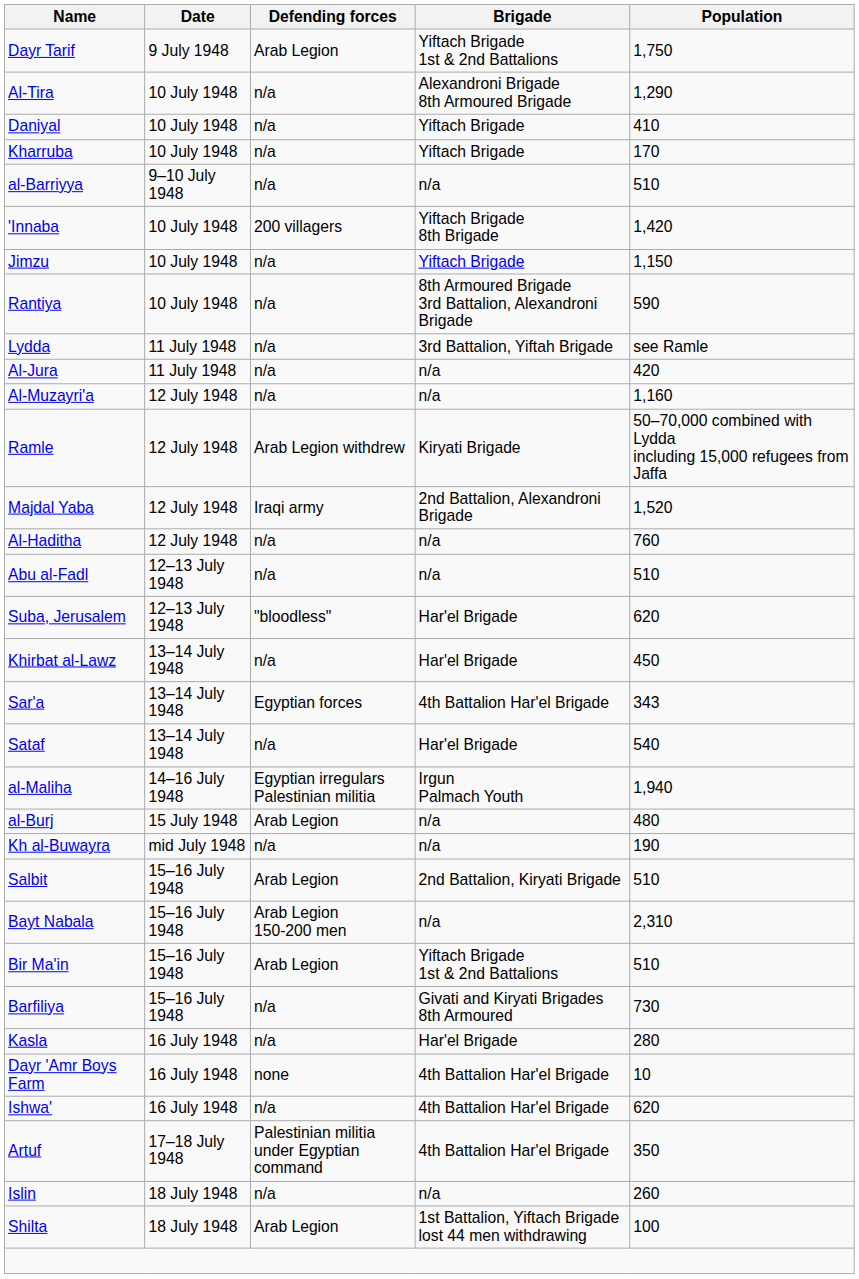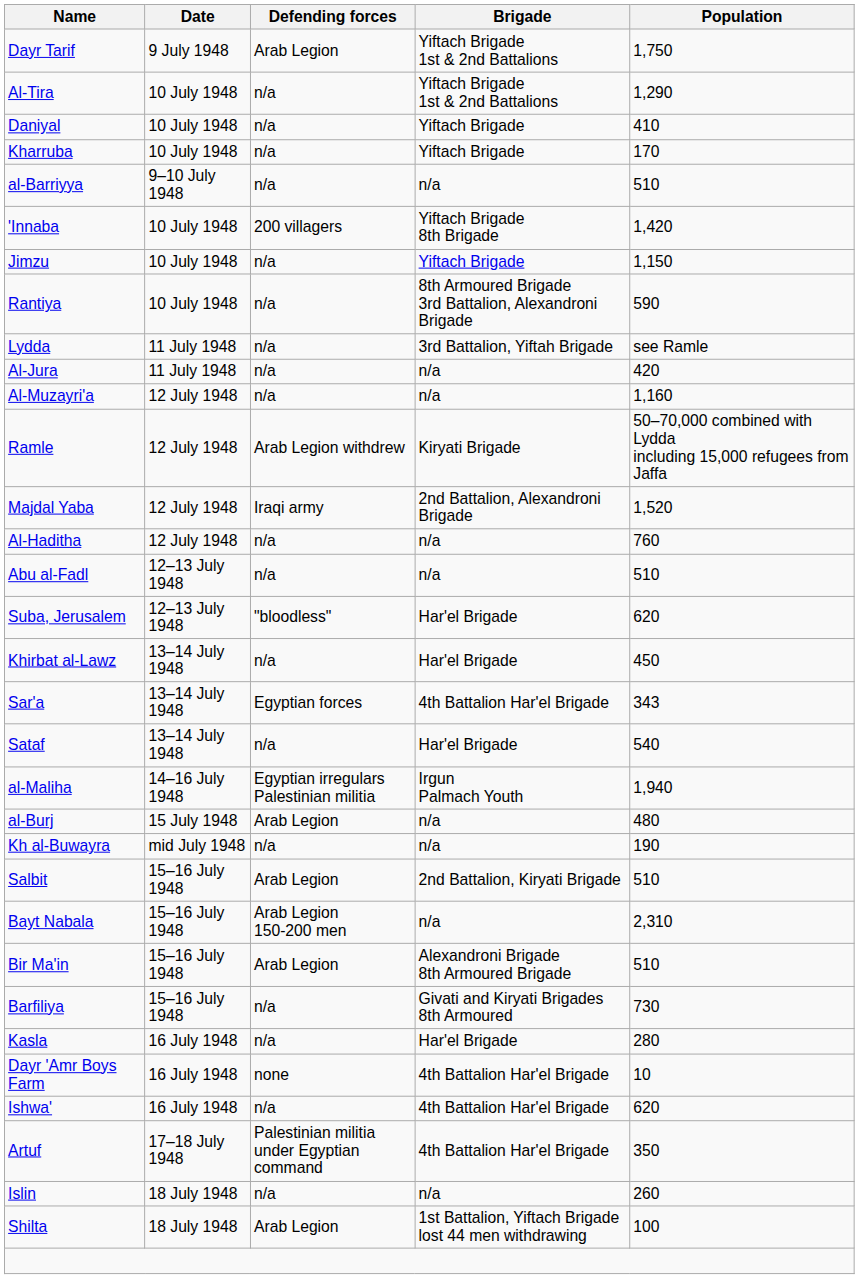(495, 93) Alexandroni Brigade 8th Armoured Brigade -> (488, 93) Yiftach Brigade 1st & 2nd Battalions
(488, 964) Yiftach Brigade 1st & 2nd Battalions -> (495, 964) Alexandroni Brigade 8th Armoured Brigade
